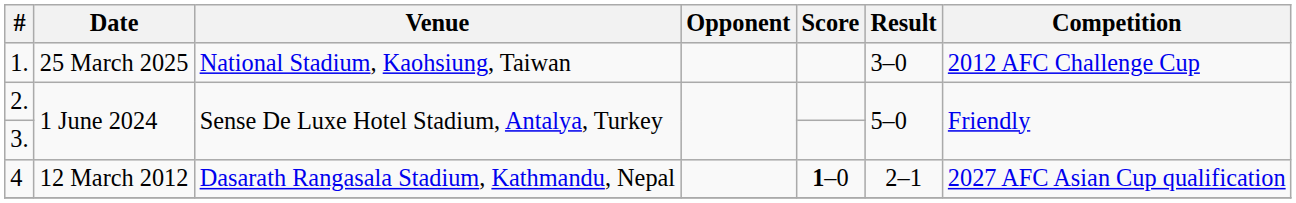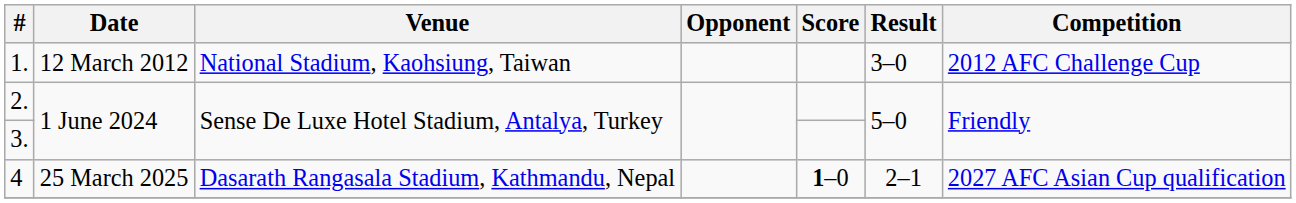(114, 62) 25 March 2025 -> (114, 62) 12 March 2012
(114, 178) 12 March 2012 -> (114, 178) 25 March 2025
